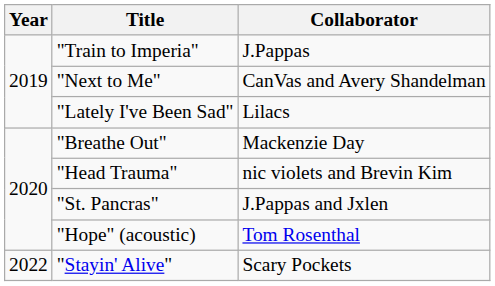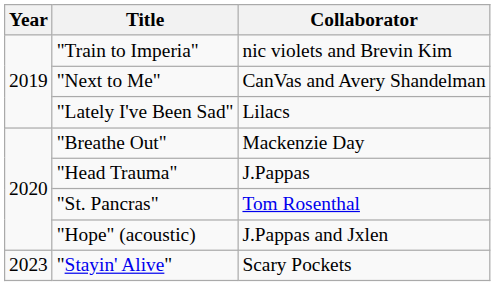(276, 50) J.Pappas -> (347, 50) nic violets and Brevin Kim
(347, 173) nic violets and Brevin Kim -> (276, 173) J.Pappas
(315, 204) J.Pappas and Jxlen -> (301, 204) Tom Rosenthal
(301, 234) Tom Rosenthal -> (315, 234) J.Pappas and Jxlen
(28, 265) 2022 -> (28, 265) 2023
